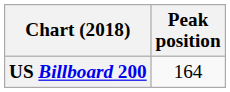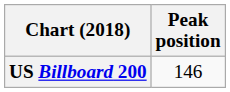(188, 71) 164 -> (188, 71) 146
